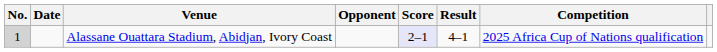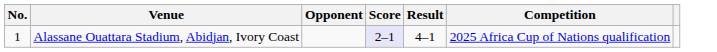- column: (47, 15)
(17, 36) lightgrey background -> (17, 36) no background
